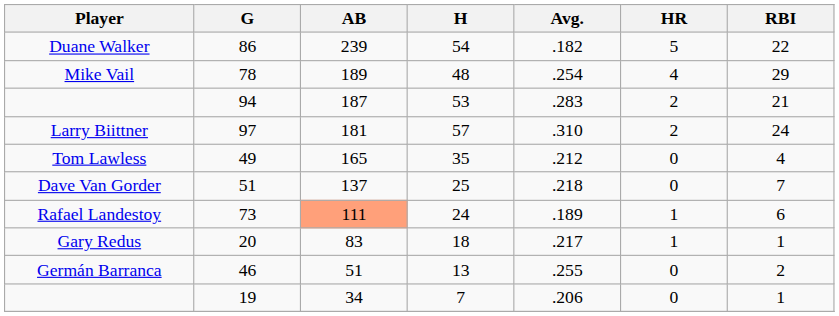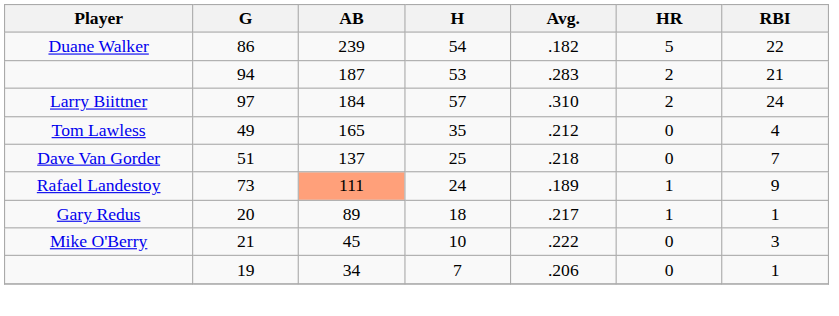- row: (99, 74)
(354, 130) 181 -> (352, 102) 184
(781, 213) 6 -> (775, 185) 9
(354, 241) 83 -> (352, 213) 89
- row: (99, 269)
+ row: (99, 241)
